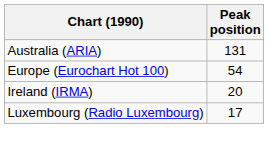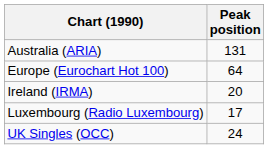(235, 71) 54 -> (235, 71) 64
+ row: (61, 133)
